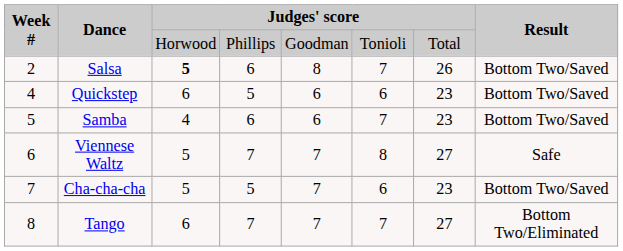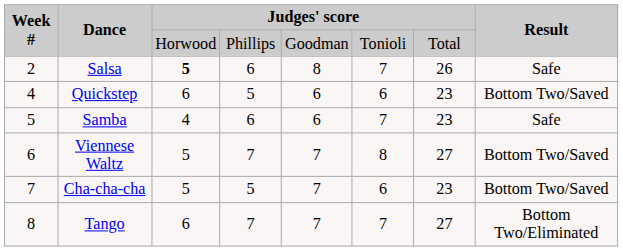(546, 68) Bottom Two/Saved -> (546, 68) Safe
(546, 119) Bottom Two/Saved -> (546, 119) Safe
(546, 154) Safe -> (546, 154) Bottom Two/Saved
